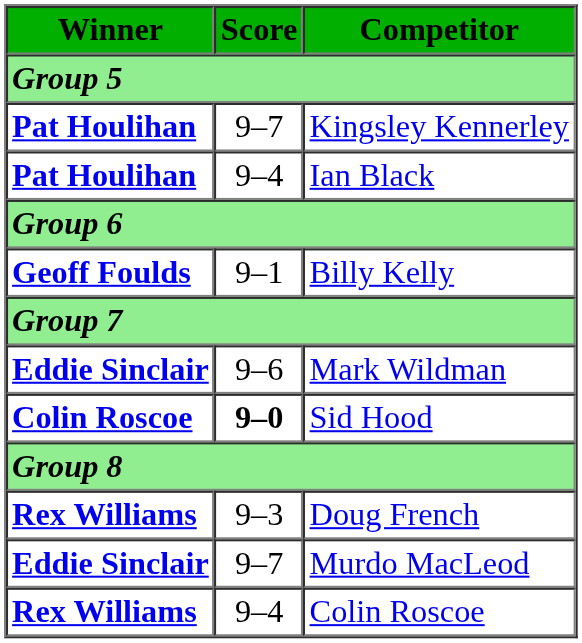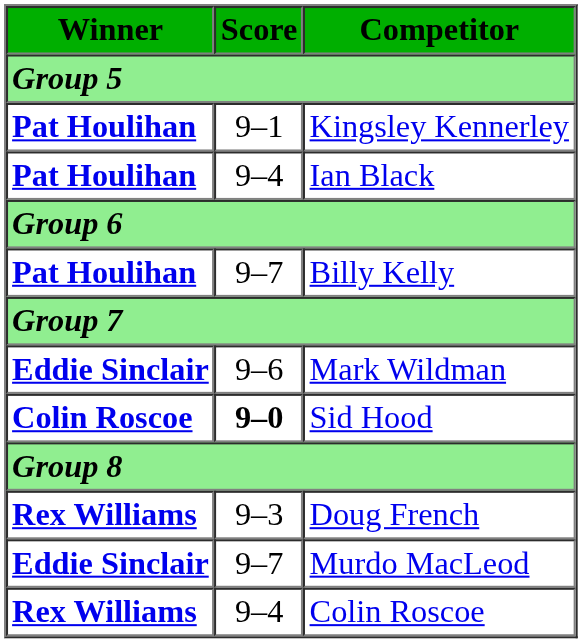(259, 126) 9–7 -> (259, 126) 9–1
(101, 272) Geoff Foulds -> (104, 272) Pat Houlihan
(259, 272) 9–1 -> (259, 272) 9–7
